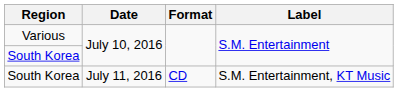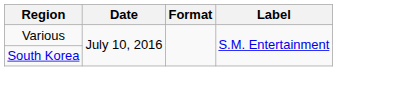- row: (43, 76)
